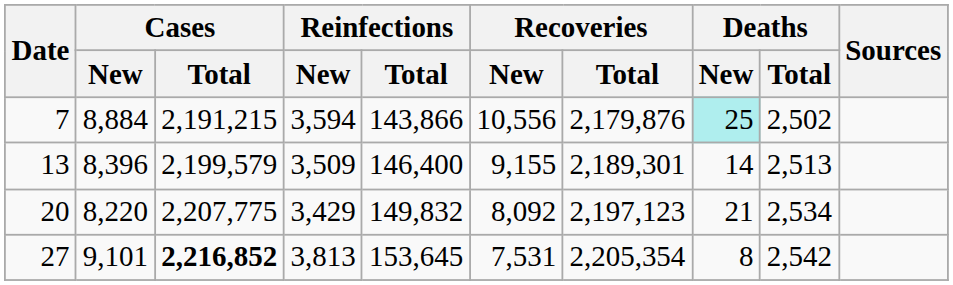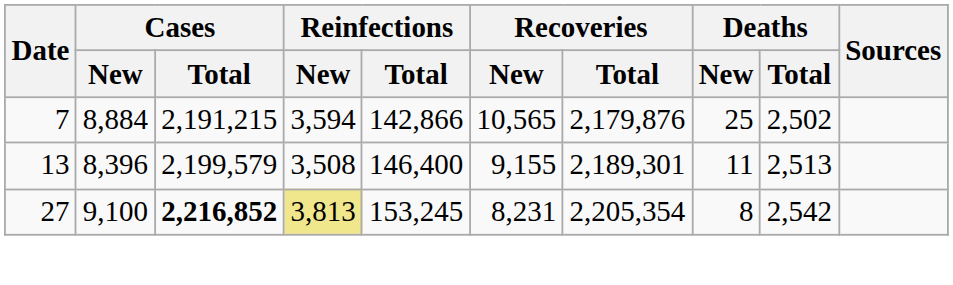(416, 119) 143,866 -> (416, 119) 142,866
(516, 119) 10,556 -> (516, 119) 10,565
(739, 119) paleturquoise background -> (739, 119) no background
(323, 165) 3,509 -> (323, 165) 3,508
(739, 165) 14 -> (739, 165) 11
- row: (55, 211)
(115, 257) 9,101 -> (115, 211) 9,100
(323, 257) no background -> (323, 211) khaki background
(416, 257) 153,645 -> (416, 211) 153,245
(524, 257) 7,531 -> (524, 211) 8,231
